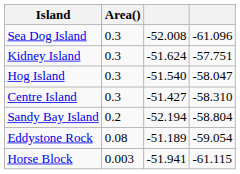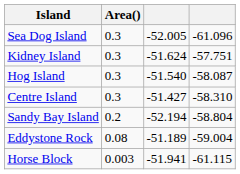(166, 35) -52.008 -> (166, 35) -52.005
(212, 76) -58.047 -> (212, 76) -58.087
(212, 138) -59.054 -> (212, 138) -59.004
